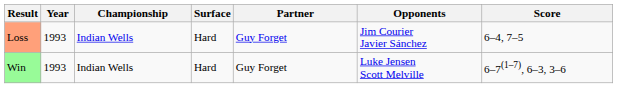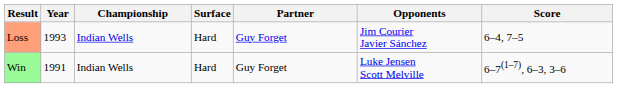(55, 67) 1993 -> (55, 67) 1991
